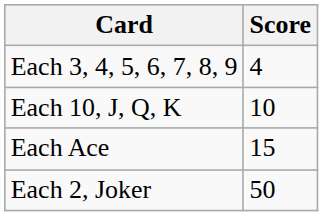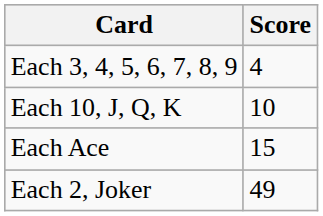(262, 189) 50 -> (262, 189) 49
